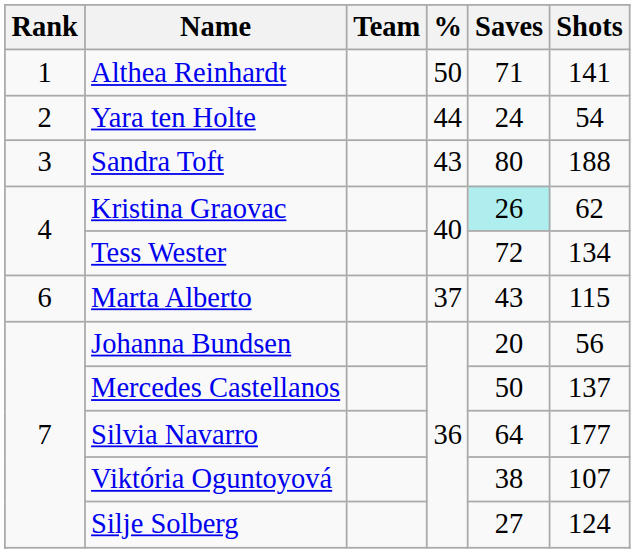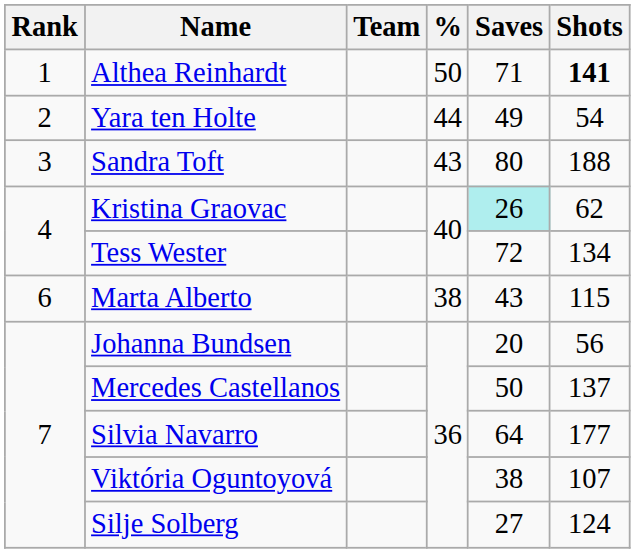(589, 72) normal -> (589, 72) bold
(509, 117) 24 -> (509, 117) 49
(448, 298) 37 -> (448, 298) 38
